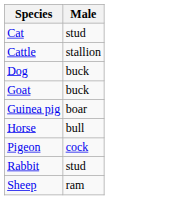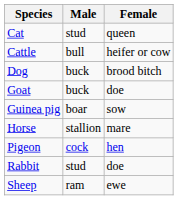+ column: (139, 14)
(83, 52) stallion -> (75, 52) bull
(75, 128) bull -> (83, 128) stallion
